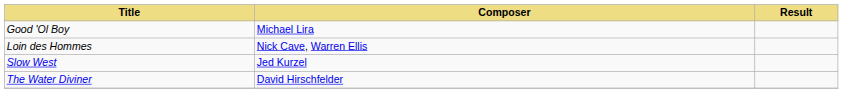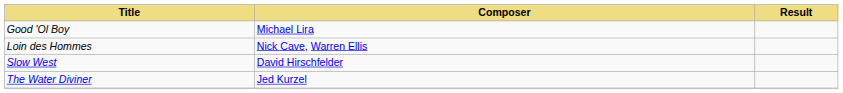(282, 63) Jed Kurzel -> (300, 63) David Hirschfelder
(300, 79) David Hirschfelder -> (282, 79) Jed Kurzel
